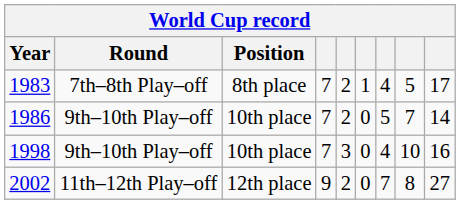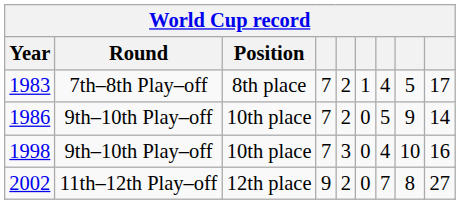(410, 118) 7 -> (410, 118) 9
